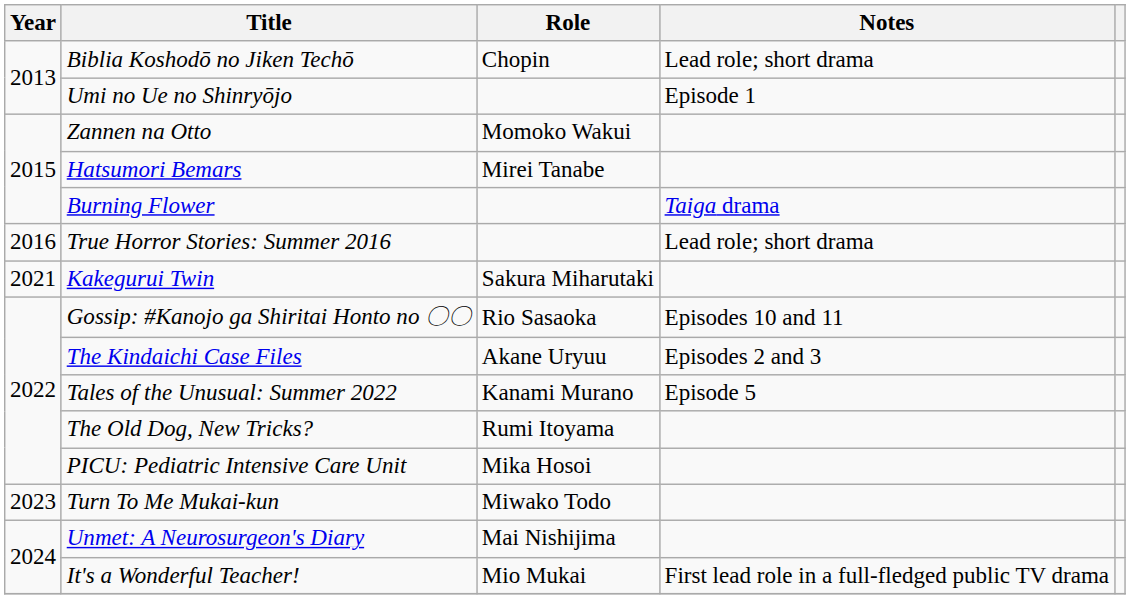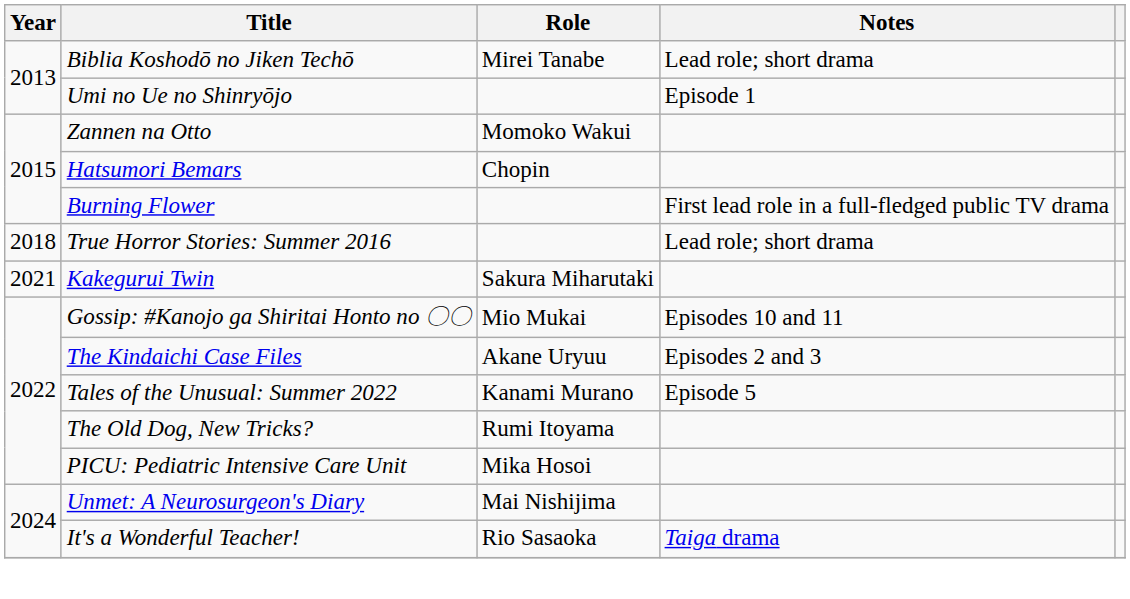(516, 59) Chopin -> (543, 59) Mirei Tanabe
(543, 168) Mirei Tanabe -> (516, 168) Chopin
(722, 205) Taiga drama -> (887, 205) First lead role in a full-fledged public TV drama
(33, 242) 2016 -> (33, 242) 2018
(539, 317) Rio Sasaoka -> (534, 317) Mio Mukai
- row: (173, 502)
(534, 575) Mio Mukai -> (539, 538) Rio Sasaoka
(887, 575) First lead role in a full-fledged public TV drama -> (722, 538) Taiga drama
